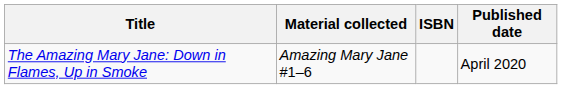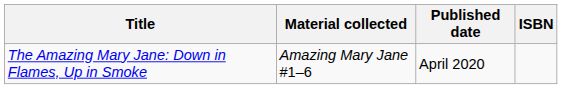columns swapped: (507, 24) <-> (437, 24)
